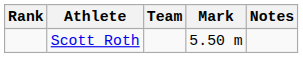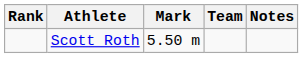columns swapped: (165, 17) <-> (216, 17)
